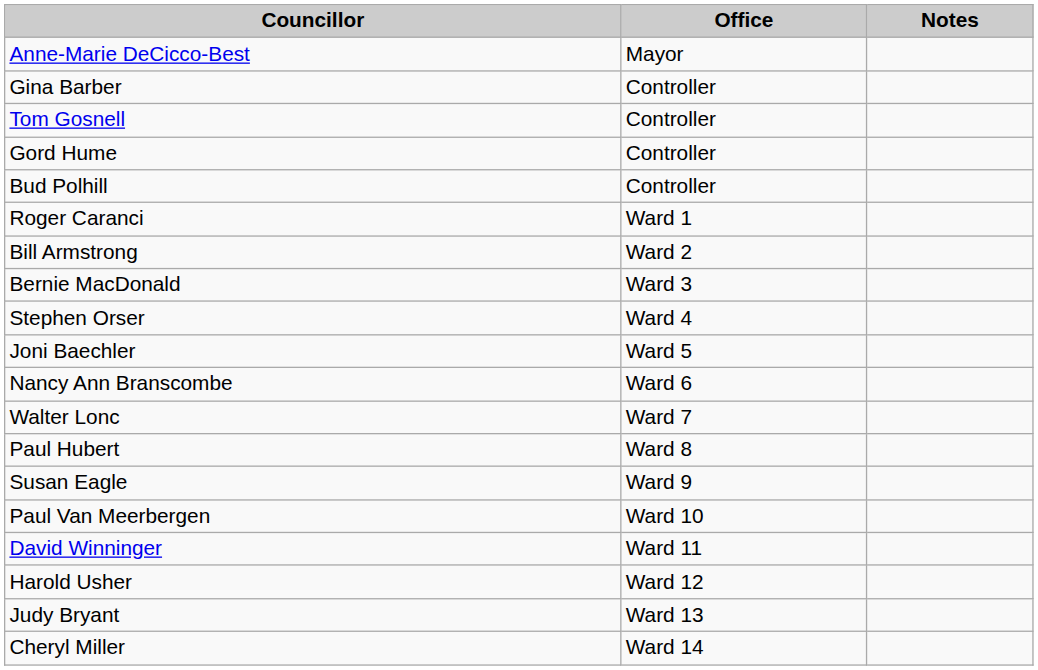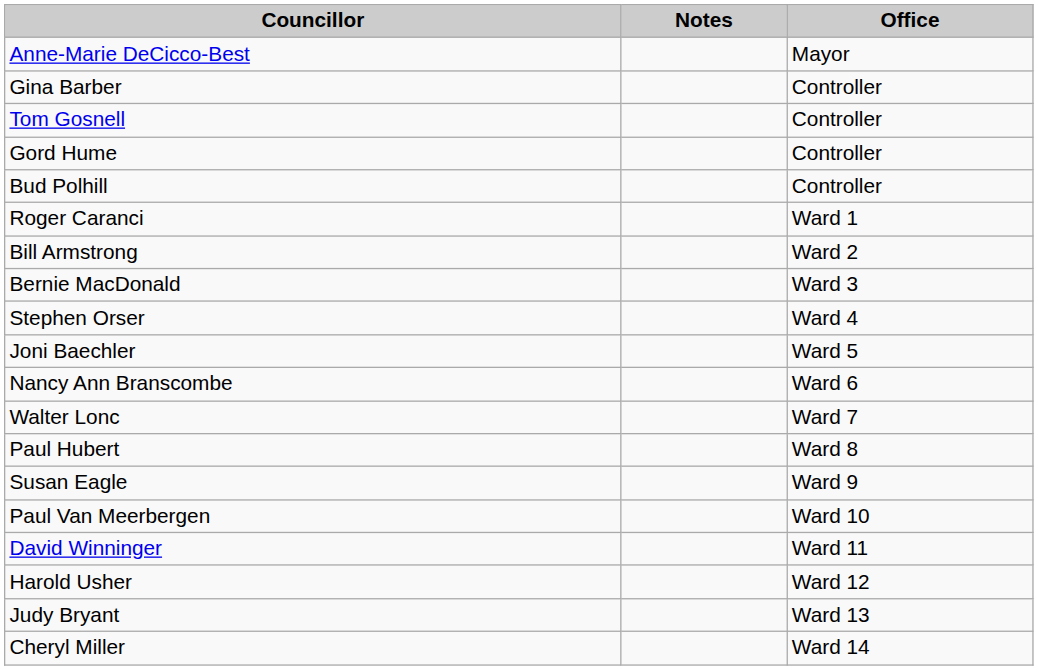columns swapped: (744, 20) <-> (950, 20)
